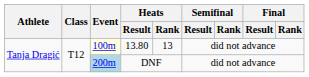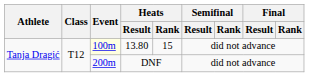(167, 47) 13 -> (167, 47) 15
(104, 63) lightblue background -> (104, 63) no background
